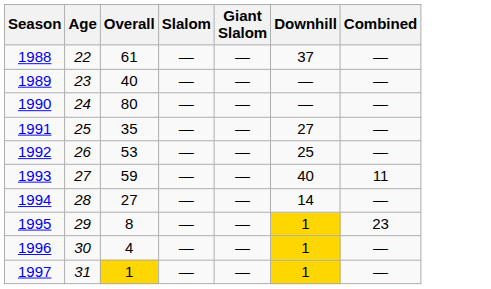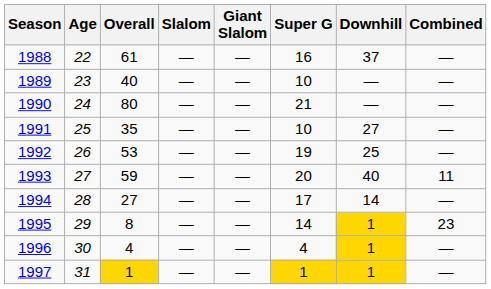+ column: (303, 24)
